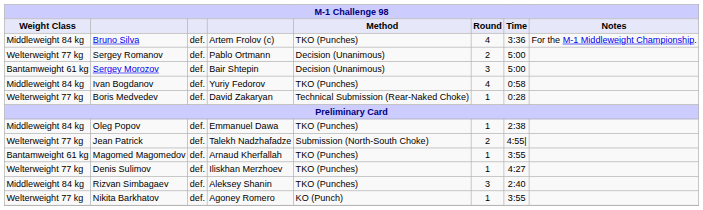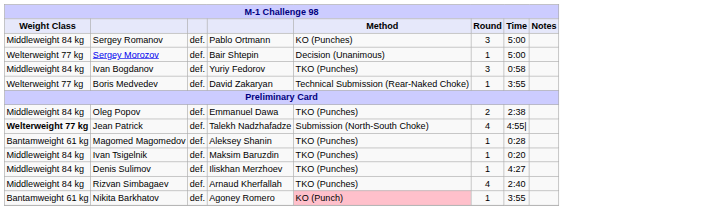- row: (116, 41)
(45, 55) Welterweight 77 kg -> (45, 41) Middleweight 84 kg
(340, 55) Decision (Unanimous) -> (324, 41) KO (Punches)
(488, 55) 2 -> (488, 41) 3
(48, 69) Bantamweight 61 kg -> (45, 55) Welterweight 77 kg
(488, 69) 3 -> (488, 55) 1
(488, 84) 4 -> (488, 69) 3
(517, 98) 0:28 -> (517, 84) 3:55
(488, 127) 1 -> (488, 112) 2
(45, 141) normal -> (47, 127) bold
(488, 141) 2 -> (488, 127) 4
(246, 155) Arnaud Kherfallah -> (240, 141) Aleksey Shanin
(517, 155) 3:55 -> (517, 141) 0:28
+ row: (120, 155)
(45, 170) Welterweight 77 kg -> (45, 170) Middleweight 84 kg
(240, 184) Aleksey Shanin -> (246, 184) Arnaud Kherfallah
(488, 184) 3 -> (488, 184) 4
(45, 198) Welterweight 77 kg -> (48, 198) Bantamweight 61 kg
(319, 198) no background -> (319, 198) pink background
